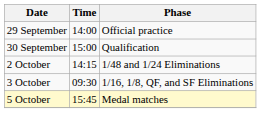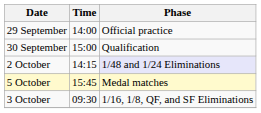(161, 64) no background -> (161, 64) lavender background
rows swapped: (28, 82) <-> (28, 99)
